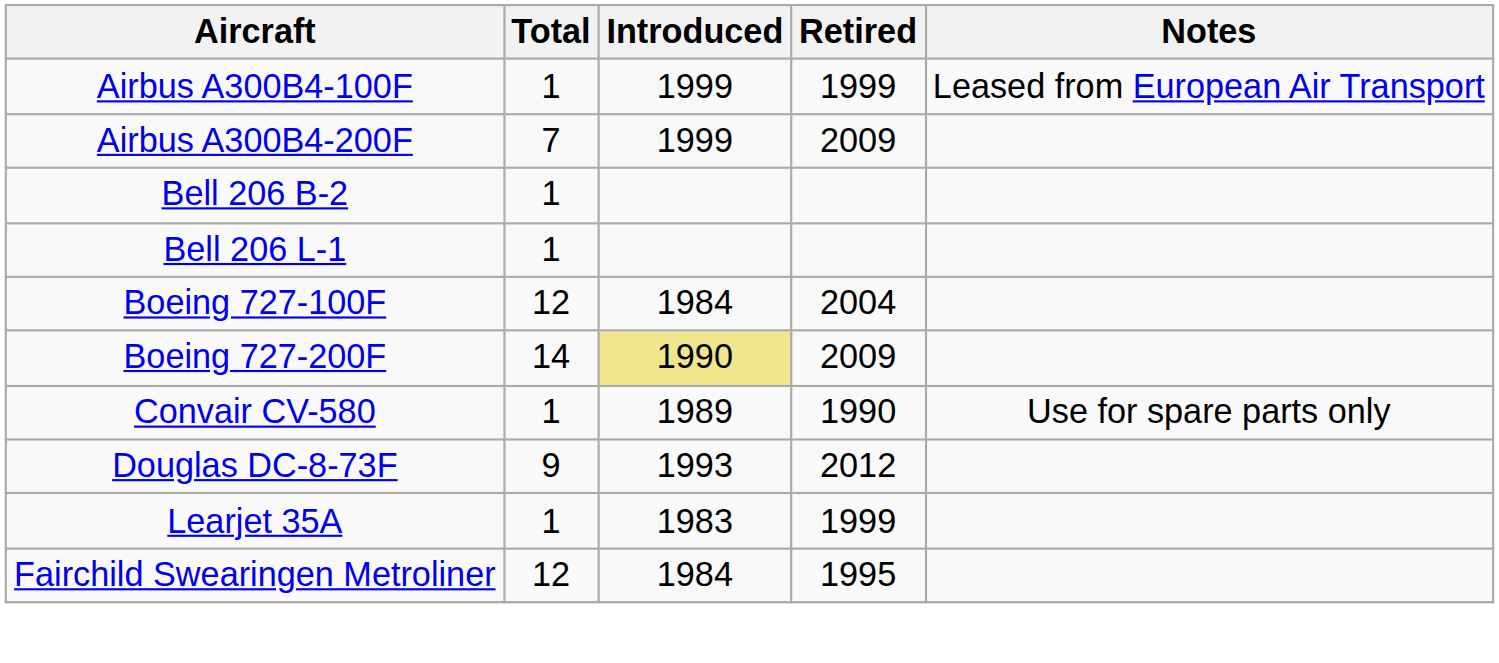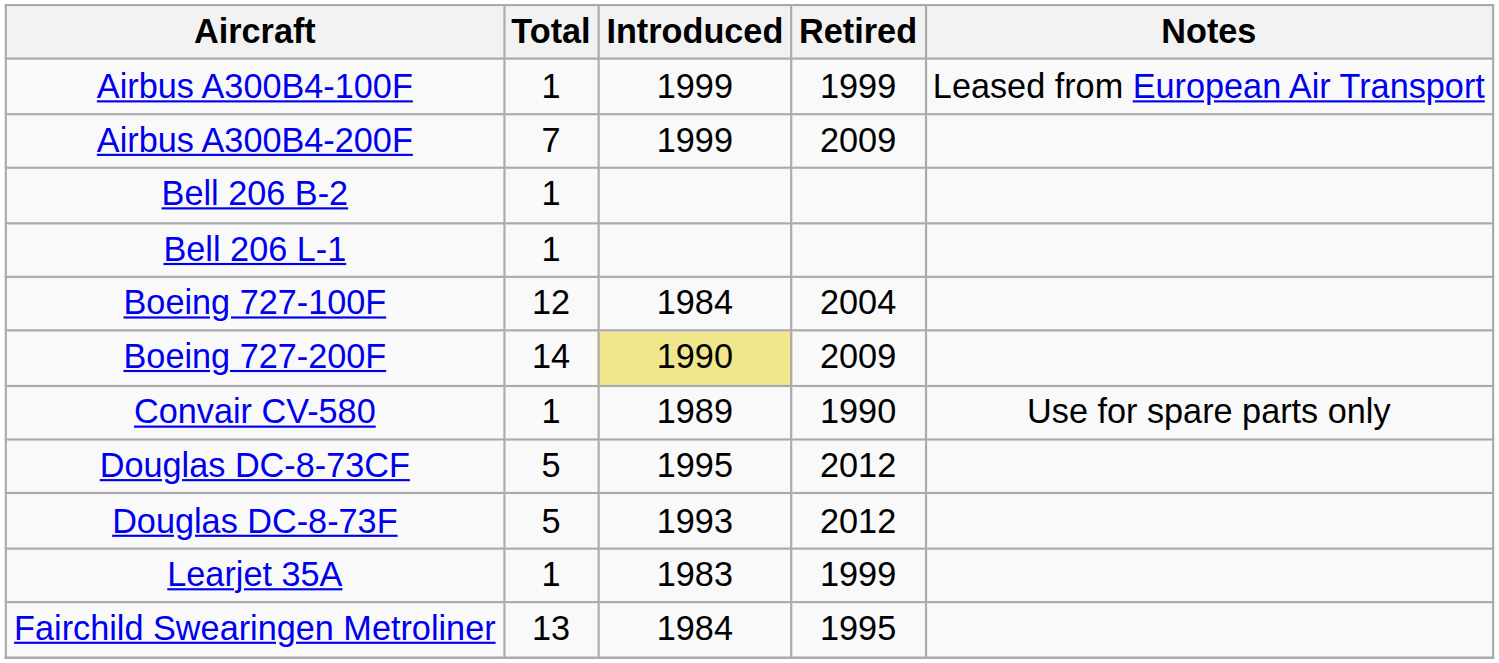+ row: (255, 466)
(551, 466) 9 -> (551, 520) 5
(551, 574) 12 -> (551, 628) 13
